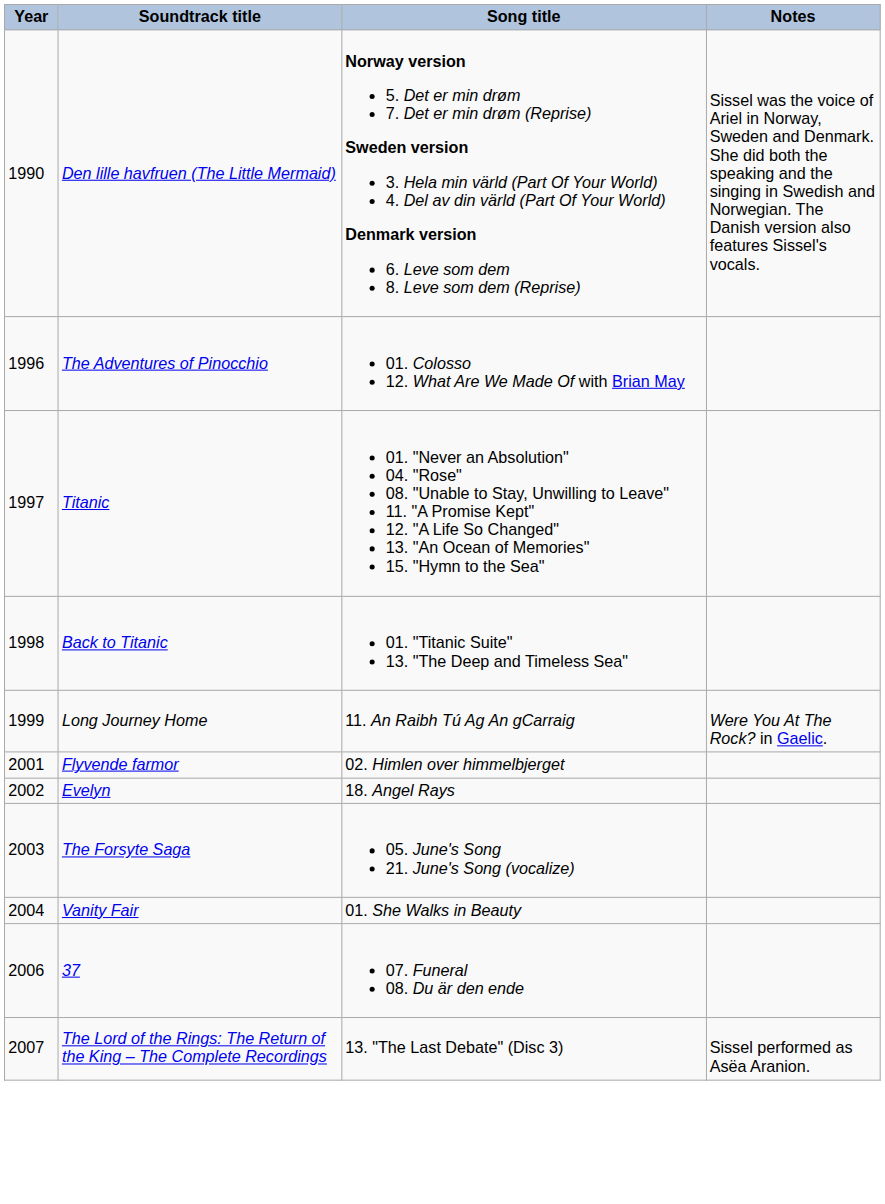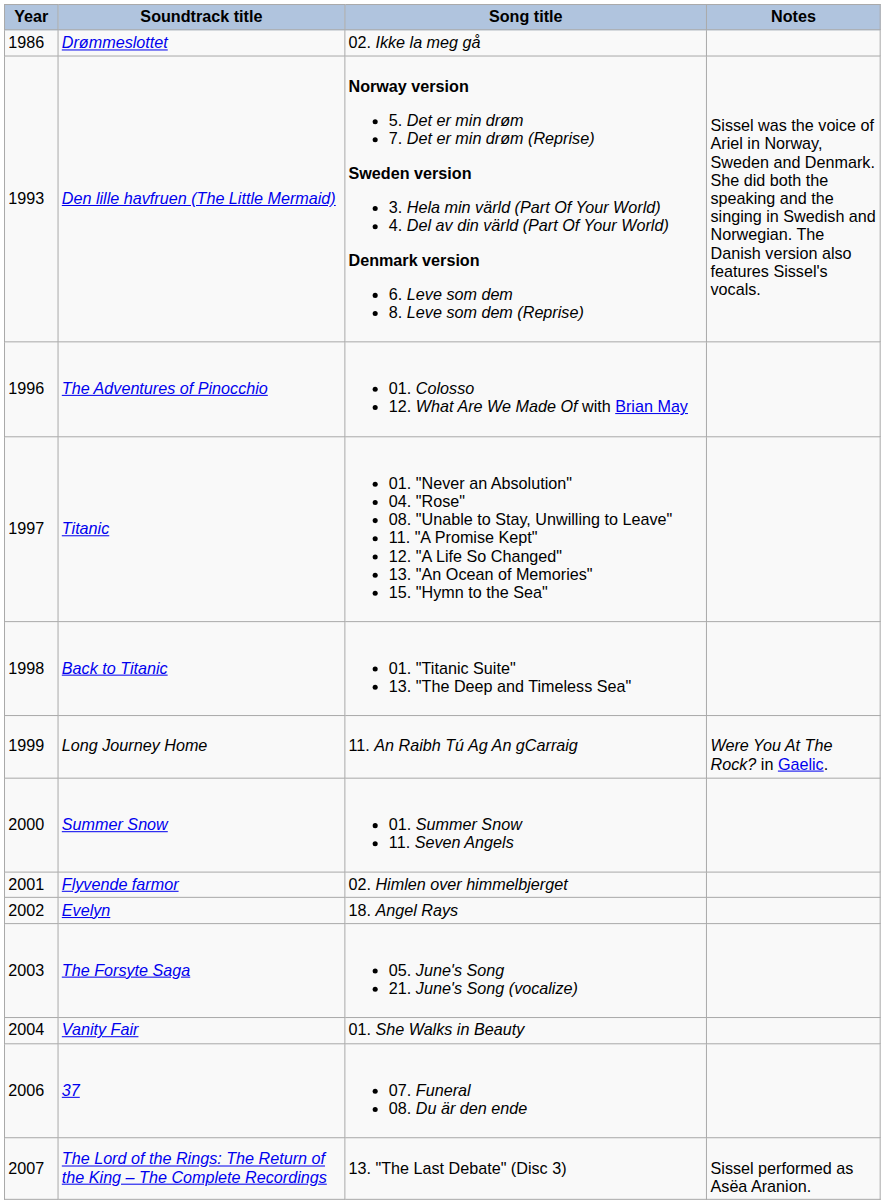+ row: (115, 42)
(26, 173) 1990 -> (26, 198) 1993
+ row: (115, 824)
